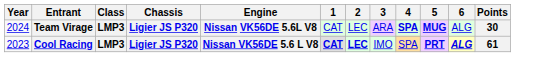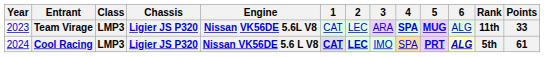+ column: (489, 12)
(18, 28) 2024 -> (18, 28) 2023
(492, 28) 30 -> (522, 28) 33
(18, 44) 2023 -> (18, 44) 2024
